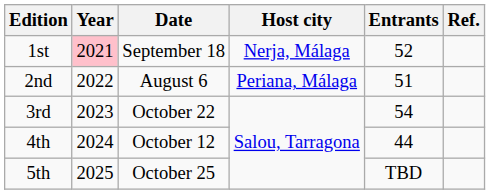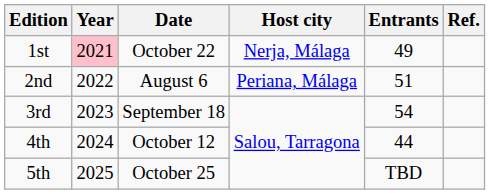(174, 50) September 18 -> (174, 50) October 22
(404, 50) 52 -> (404, 50) 49
(174, 112) October 22 -> (174, 112) September 18
